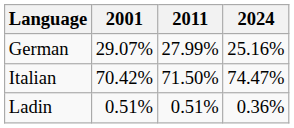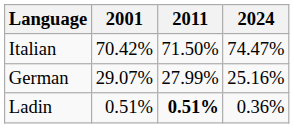rows swapped: (39, 48) <-> (33, 78)
(195, 107) normal -> (193, 107) bold
